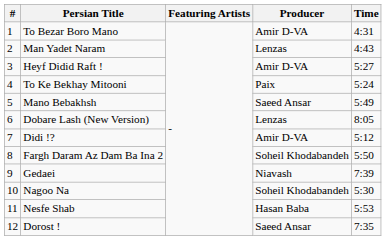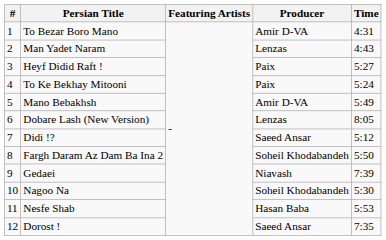(282, 66) Amir D-VA -> (265, 66) Paix
(283, 102) Saeed Ansar -> (282, 102) Amir D-VA
(282, 137) Amir D-VA -> (283, 137) Saeed Ansar
